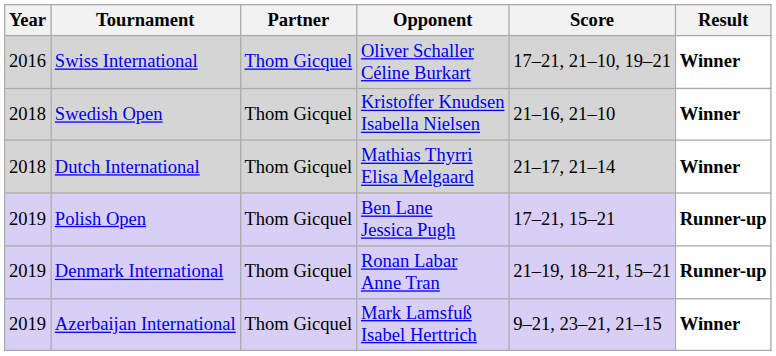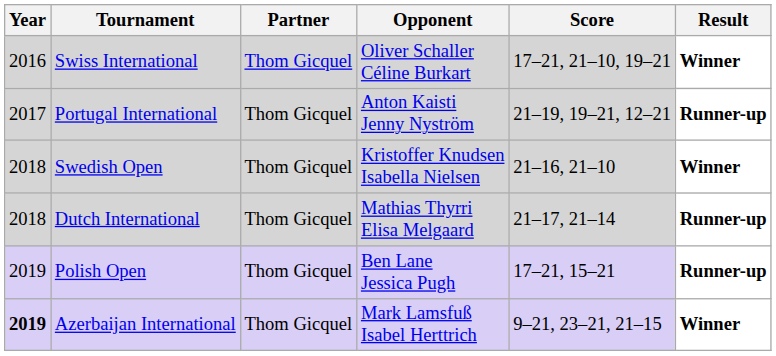+ row: (136, 114)
(710, 166) Winner -> (723, 219) Runner-up
- row: (139, 272)
(28, 324) normal -> (28, 324) bold
